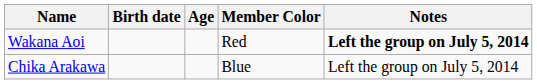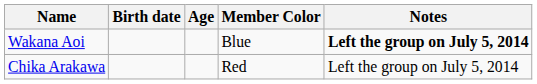(234, 41) Red -> (236, 41) Blue
(236, 66) Blue -> (234, 66) Red
